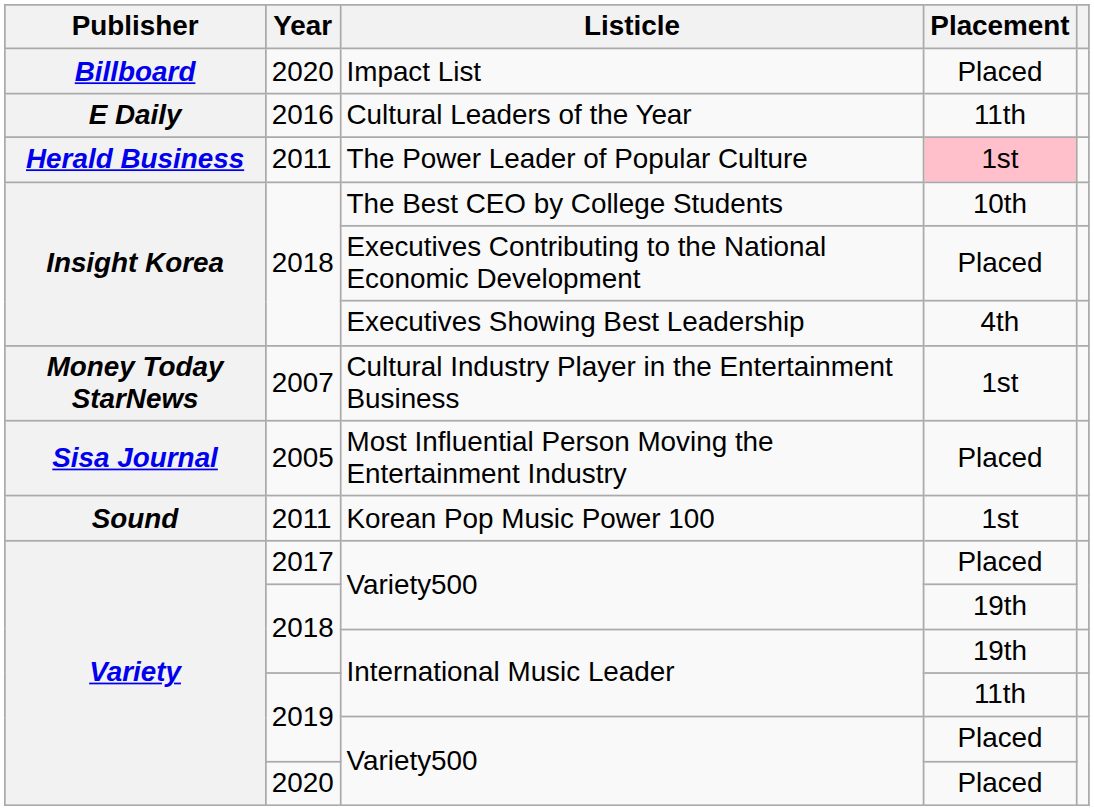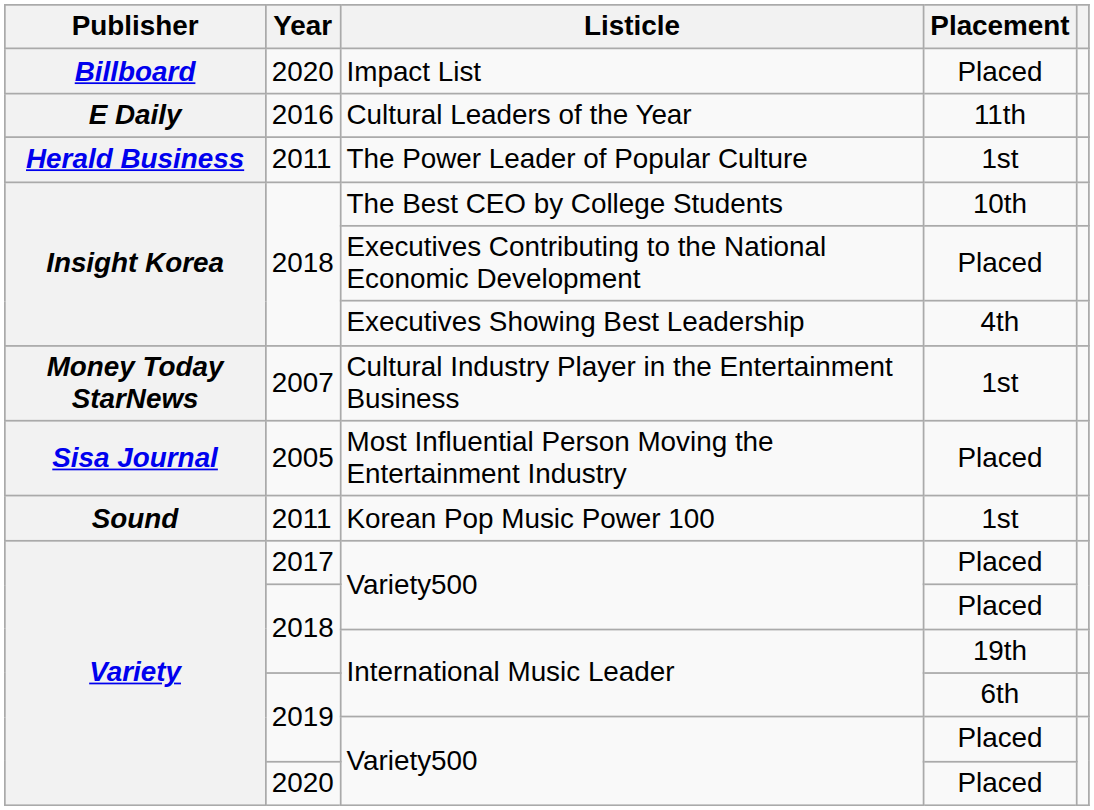(1000, 159) pink background -> (1000, 159) no background
(1000, 606) 19th -> (1000, 606) Placed
(1000, 694) 11th -> (1000, 694) 6th
